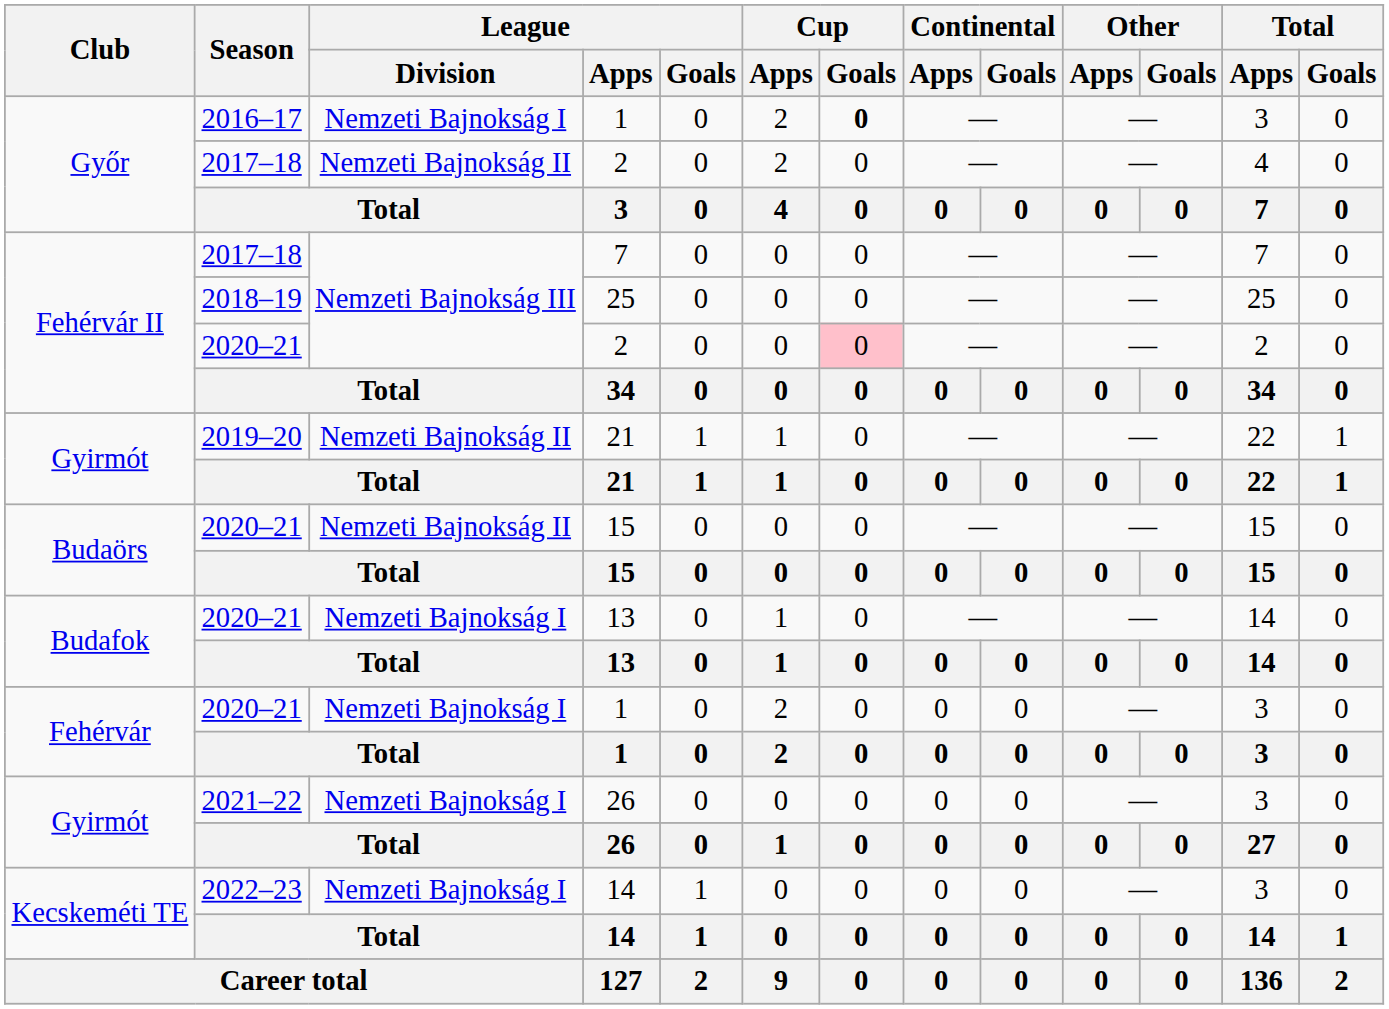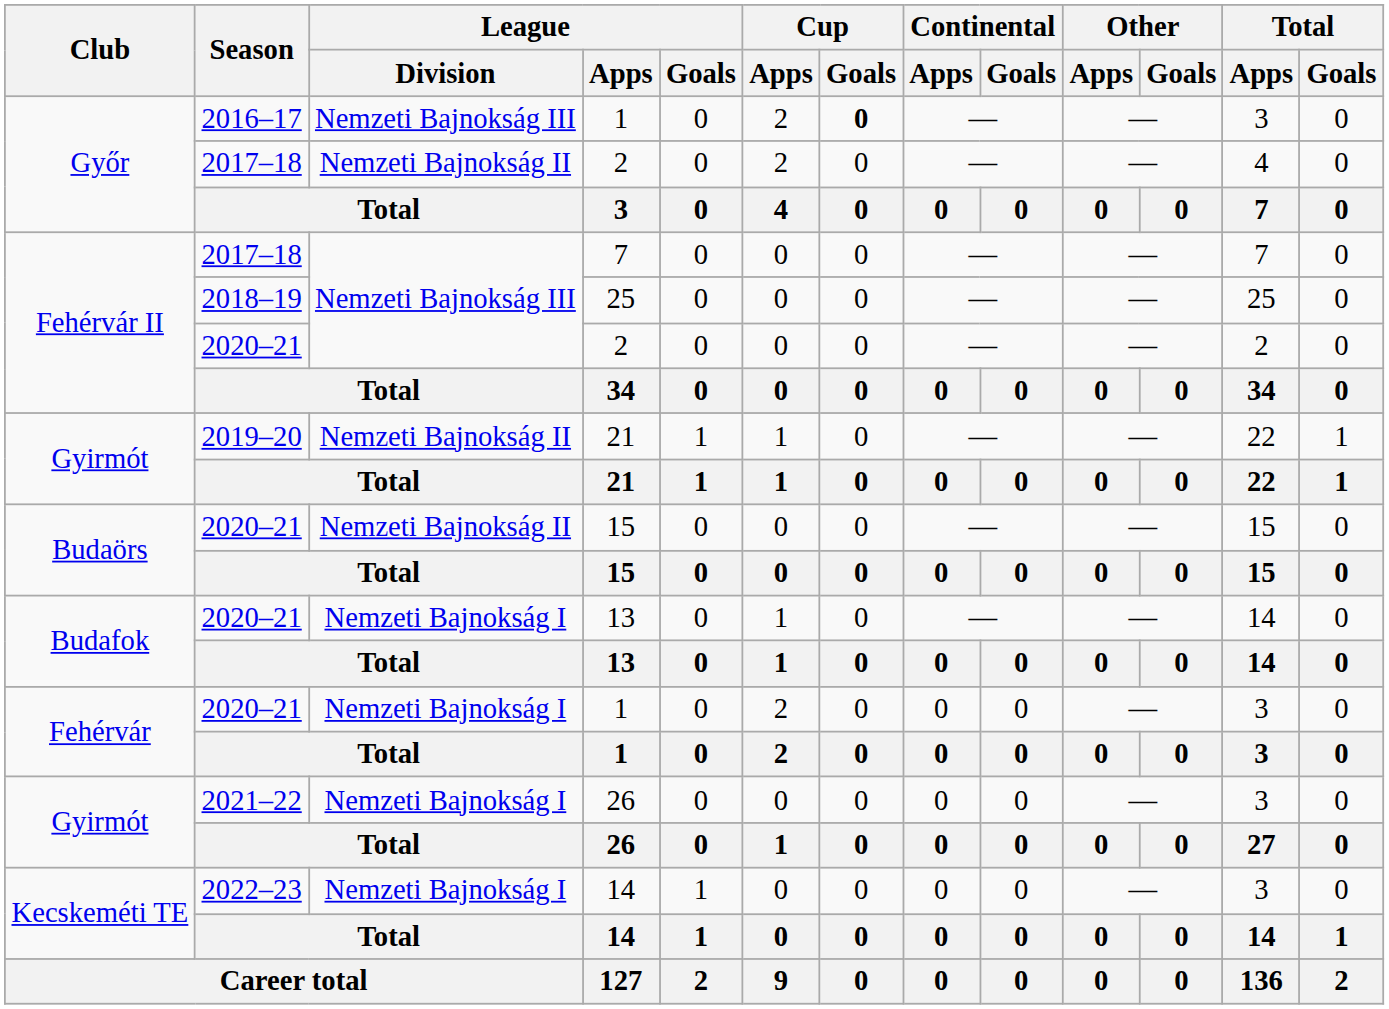(445, 118) Nemzeti Bajnokság I -> (445, 118) Nemzeti Bajnokság III
(861, 345) pink background -> (861, 345) no background
